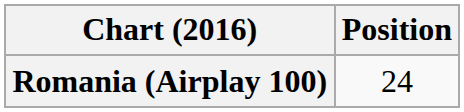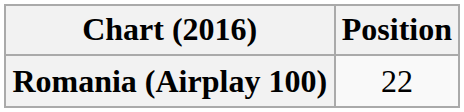(397, 80) 24 -> (397, 80) 22
